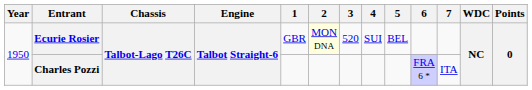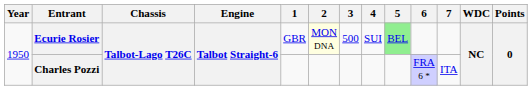(351, 38) 520 -> (351, 38) 500
(398, 38) no background -> (398, 38) lightgreen background
